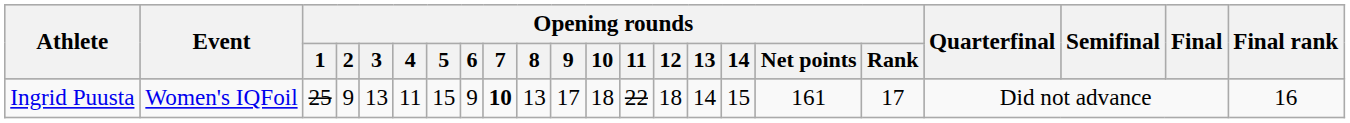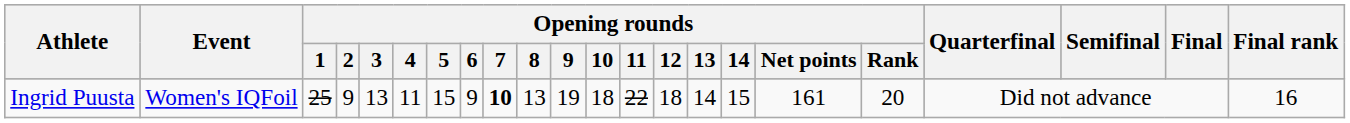(568, 98) 17 -> (568, 98) 19
(893, 98) 17 -> (893, 98) 20
